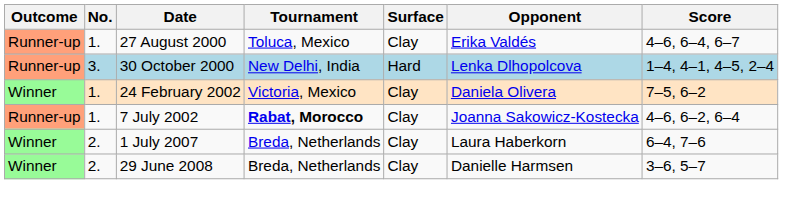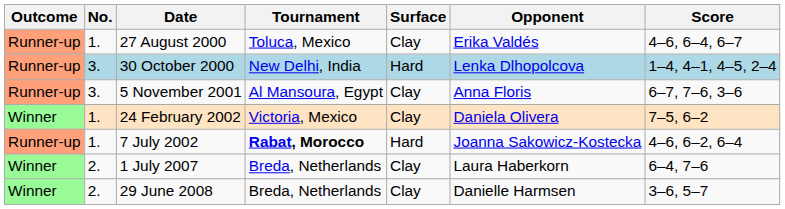+ row: (181, 91)
(403, 116) Clay -> (407, 141) Hard
